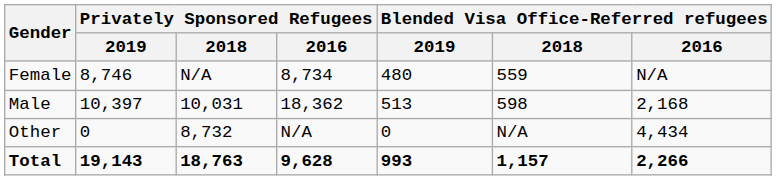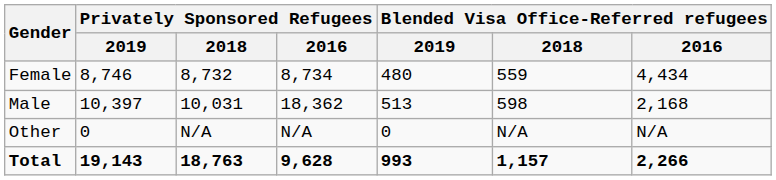(196, 76) N/A -> (206, 76) 8,732
(652, 76) N/A -> (662, 76) 4,434
(206, 132) 8,732 -> (196, 132) N/A
(662, 132) 4,434 -> (652, 132) N/A
